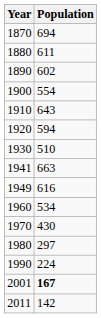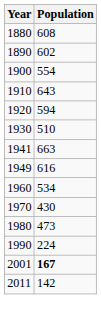- row: (19, 33)
(46, 52) 611 -> (46, 33) 608
(46, 245) 297 -> (46, 226) 473
